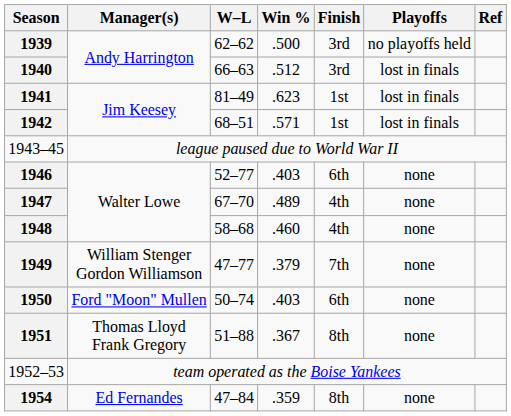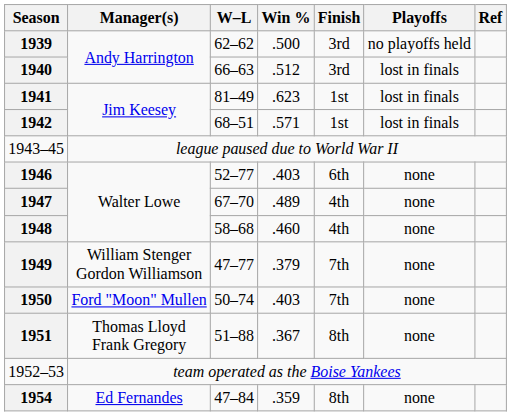(339, 299) 6th -> (339, 299) 7th
